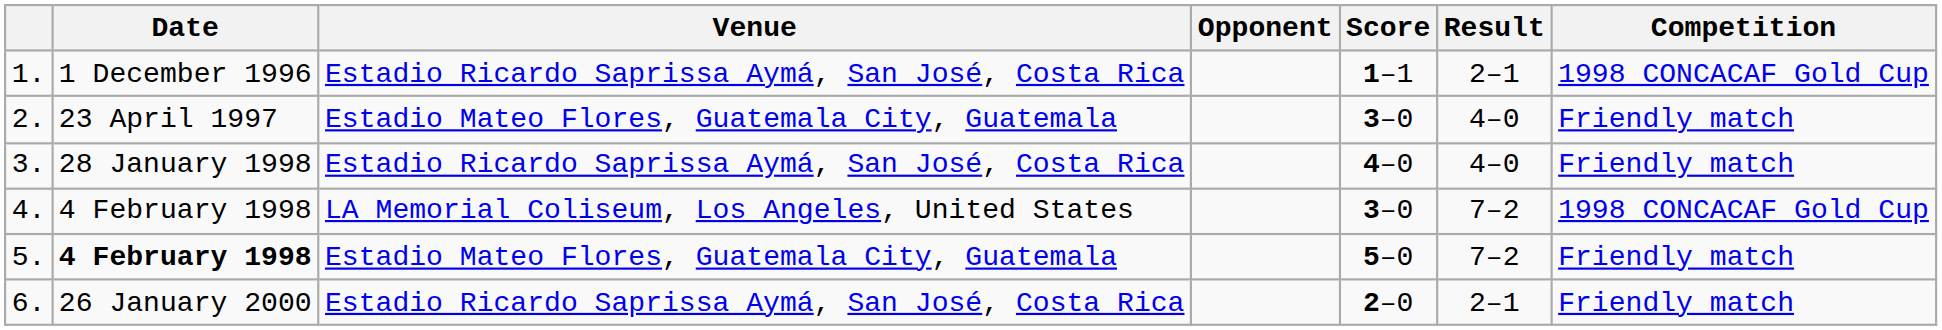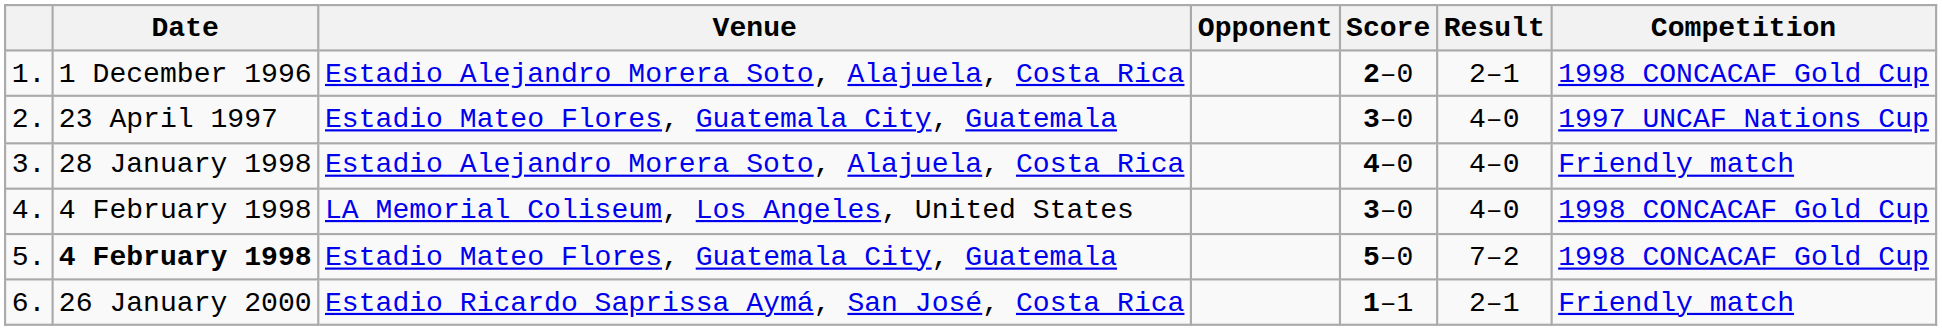(755, 74) Estadio Ricardo Saprissa Aymá, San José, Costa Rica -> (755, 74) Estadio Alejandro Morera Soto, Alajuela, Costa Rica
(1388, 74) 1–1 -> (1388, 74) 2–0
(1676, 119) Friendly match -> (1744, 119) 1997 UNCAF Nations Cup
(755, 165) Estadio Ricardo Saprissa Aymá, San José, Costa Rica -> (755, 165) Estadio Alejandro Morera Soto, Alajuela, Costa Rica
(1494, 211) 7–2 -> (1494, 211) 4–0
(1676, 257) Friendly match -> (1744, 257) 1998 CONCACAF Gold Cup
(1388, 303) 2–0 -> (1388, 303) 1–1
